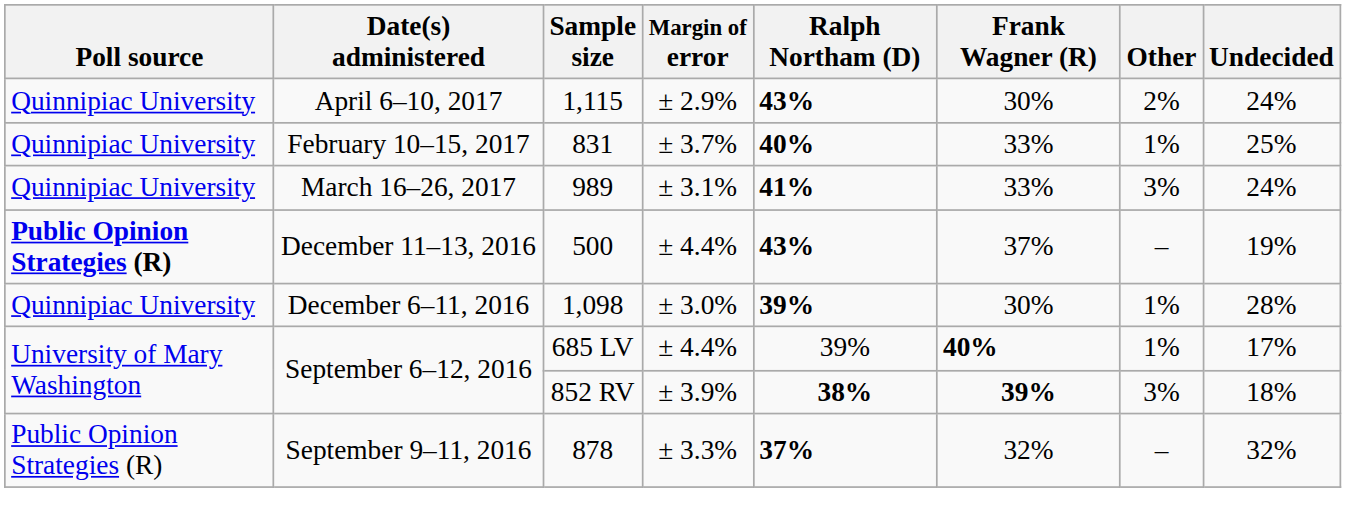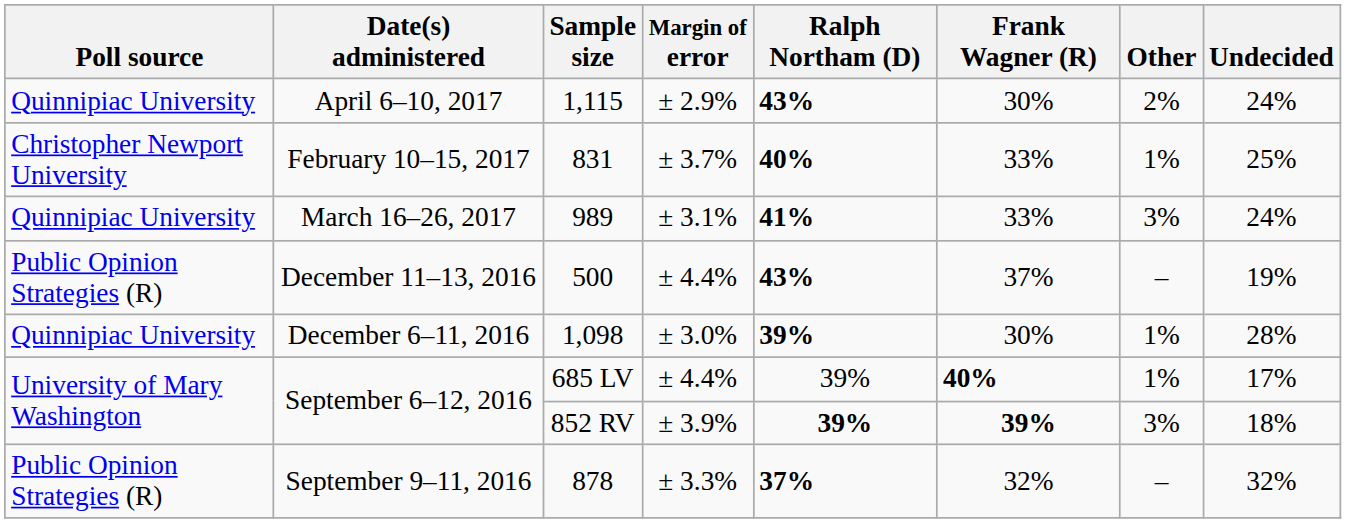(133, 143) Quinnipiac University -> (127, 159) Christopher Newport University
(100, 245) bold -> (94, 276) normal
(845, 391) 38% -> (845, 422) 39%
